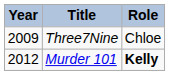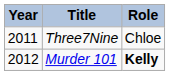(23, 38) 2009 -> (23, 38) 2011
